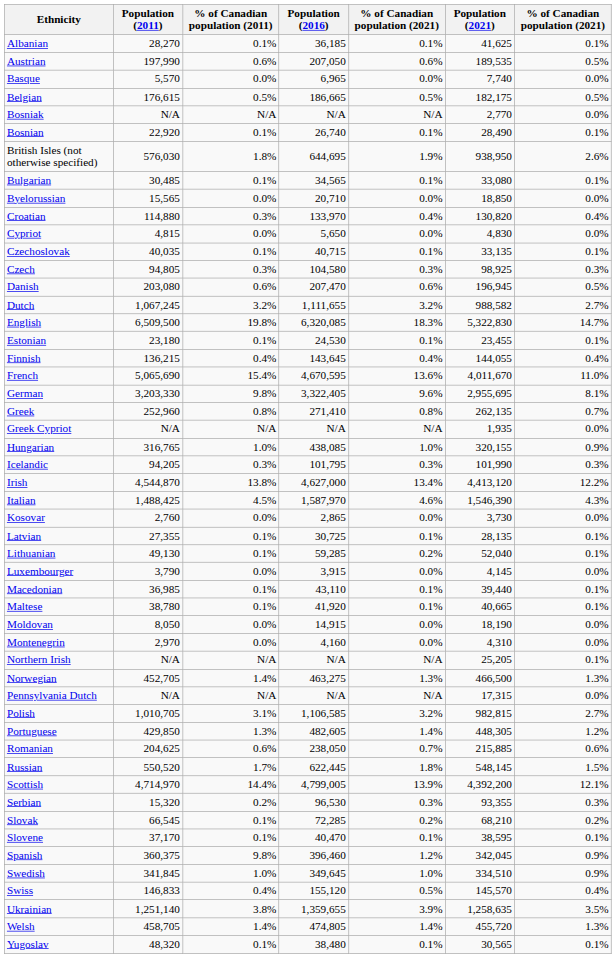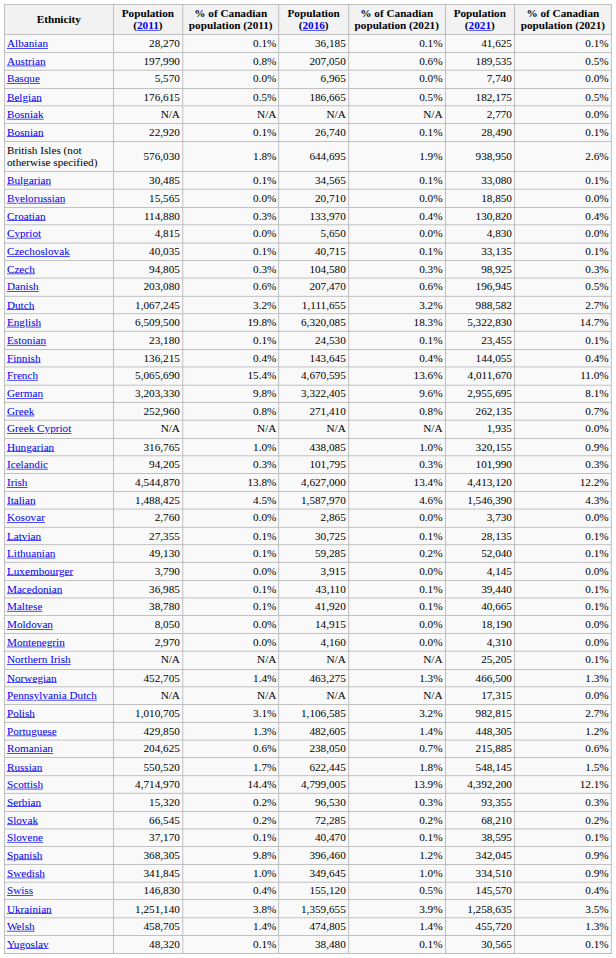(265, 61) 0.6% -> (265, 61) 0.8%
(265, 820) 0.1% -> (265, 820) 0.2%
(162, 855) 360,375 -> (162, 855) 368,305
(162, 891) 146,833 -> (162, 891) 146,830
